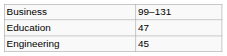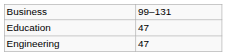(144, 43) 45 -> (144, 43) 47
